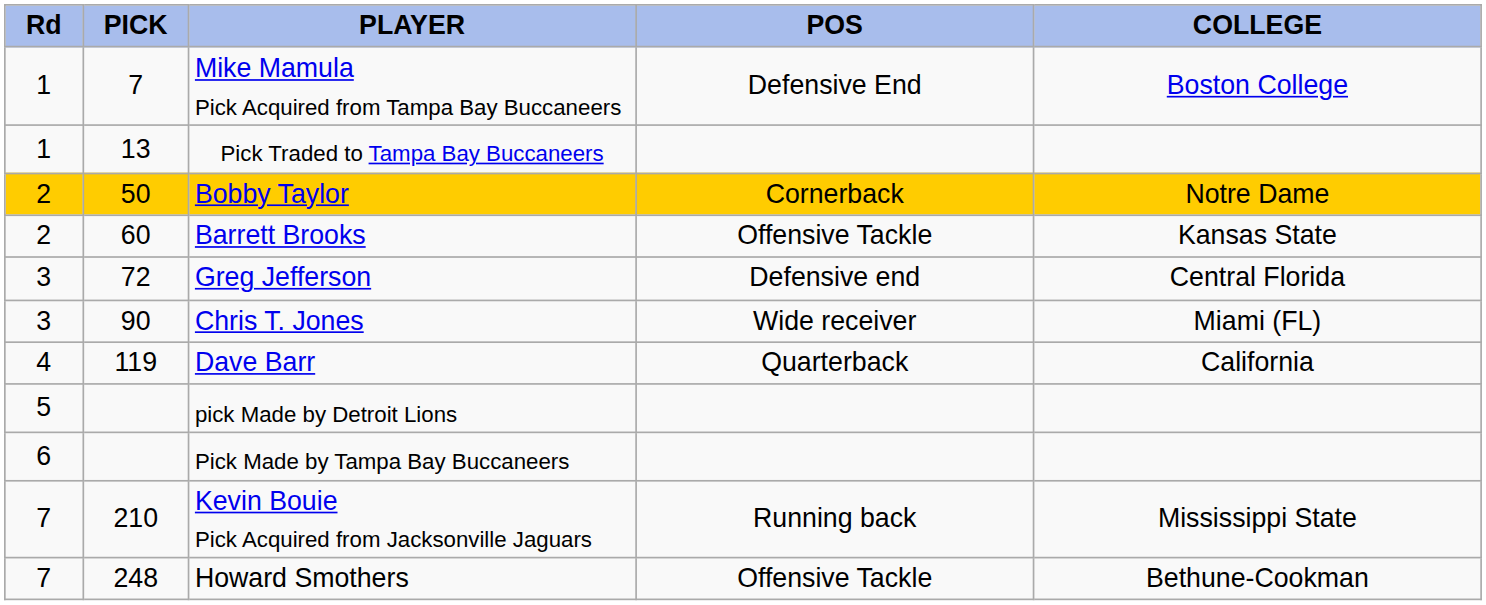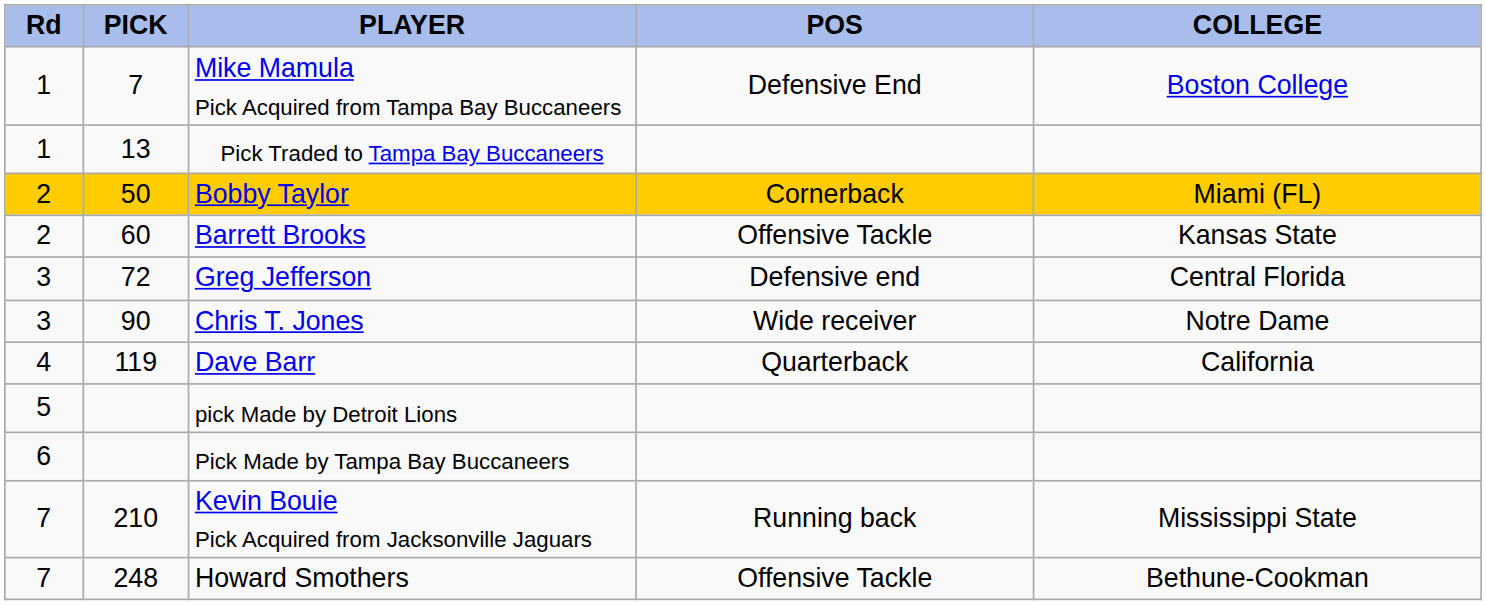(1257, 193) Notre Dame -> (1257, 193) Miami (FL)
(1257, 320) Miami (FL) -> (1257, 320) Notre Dame
